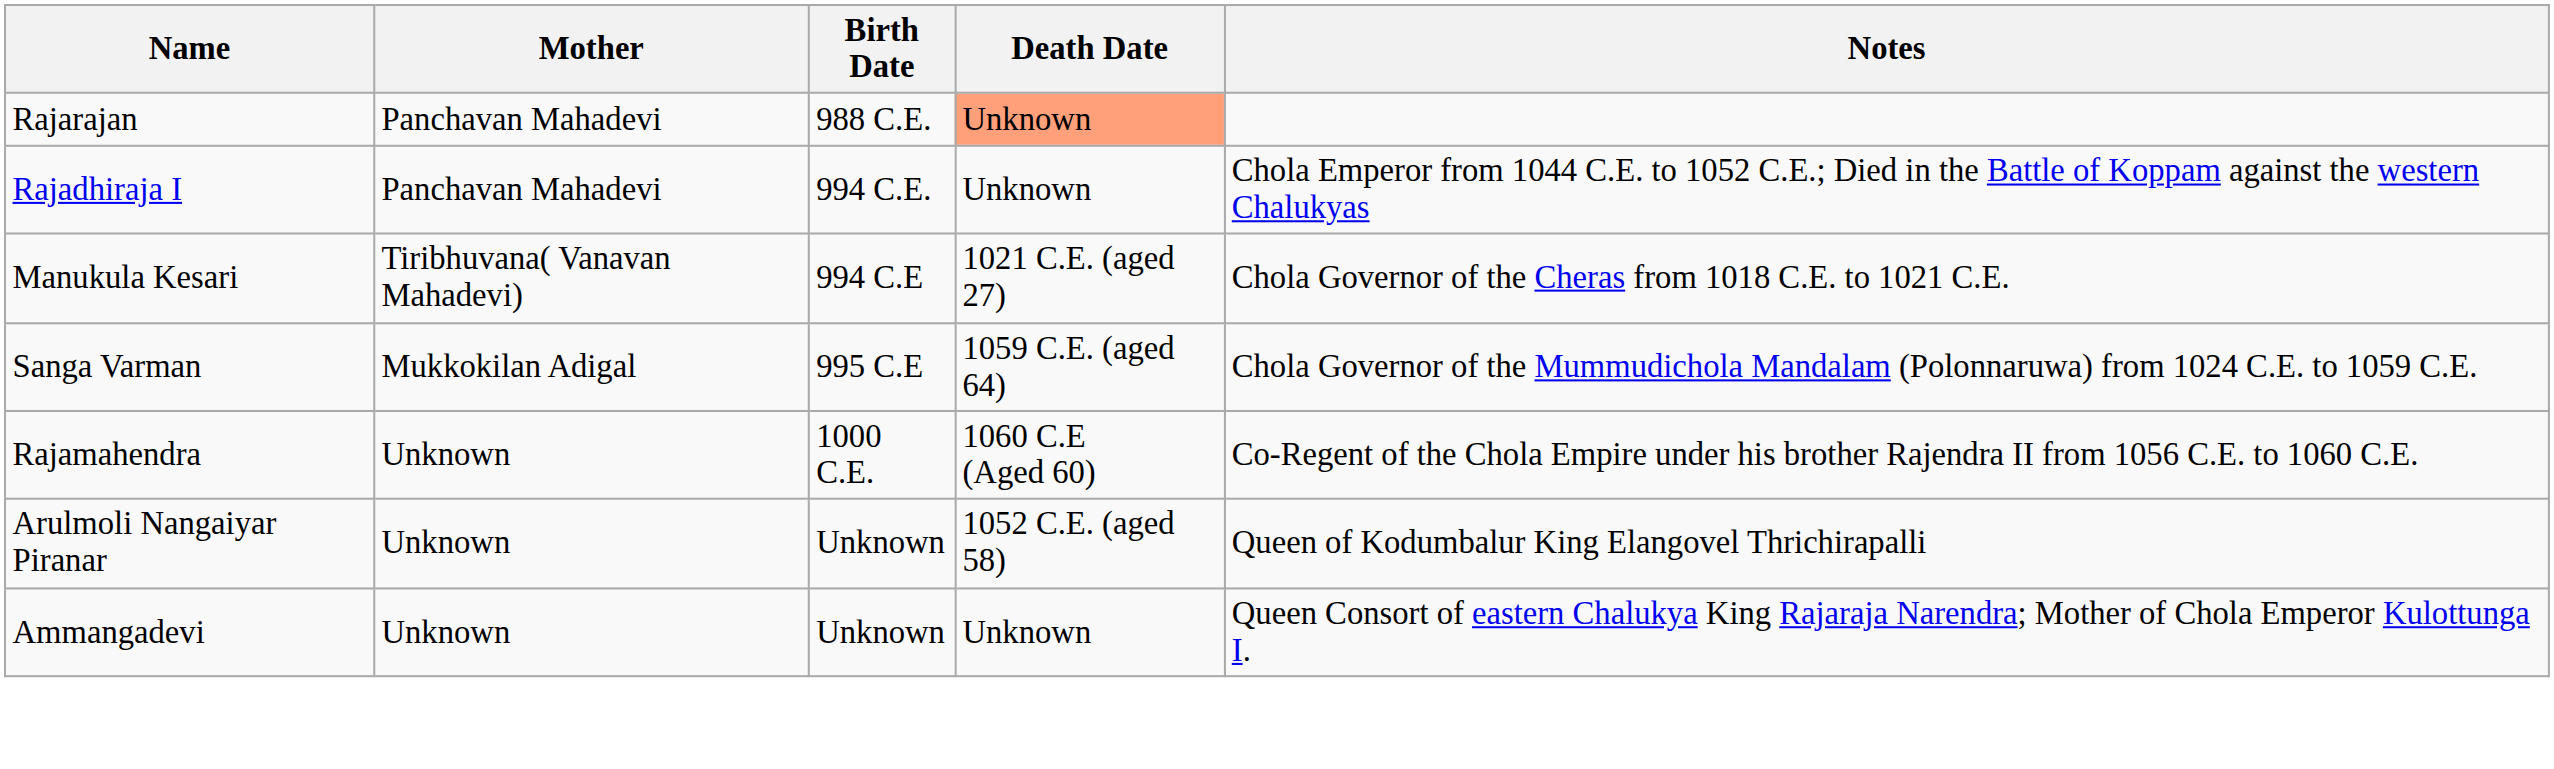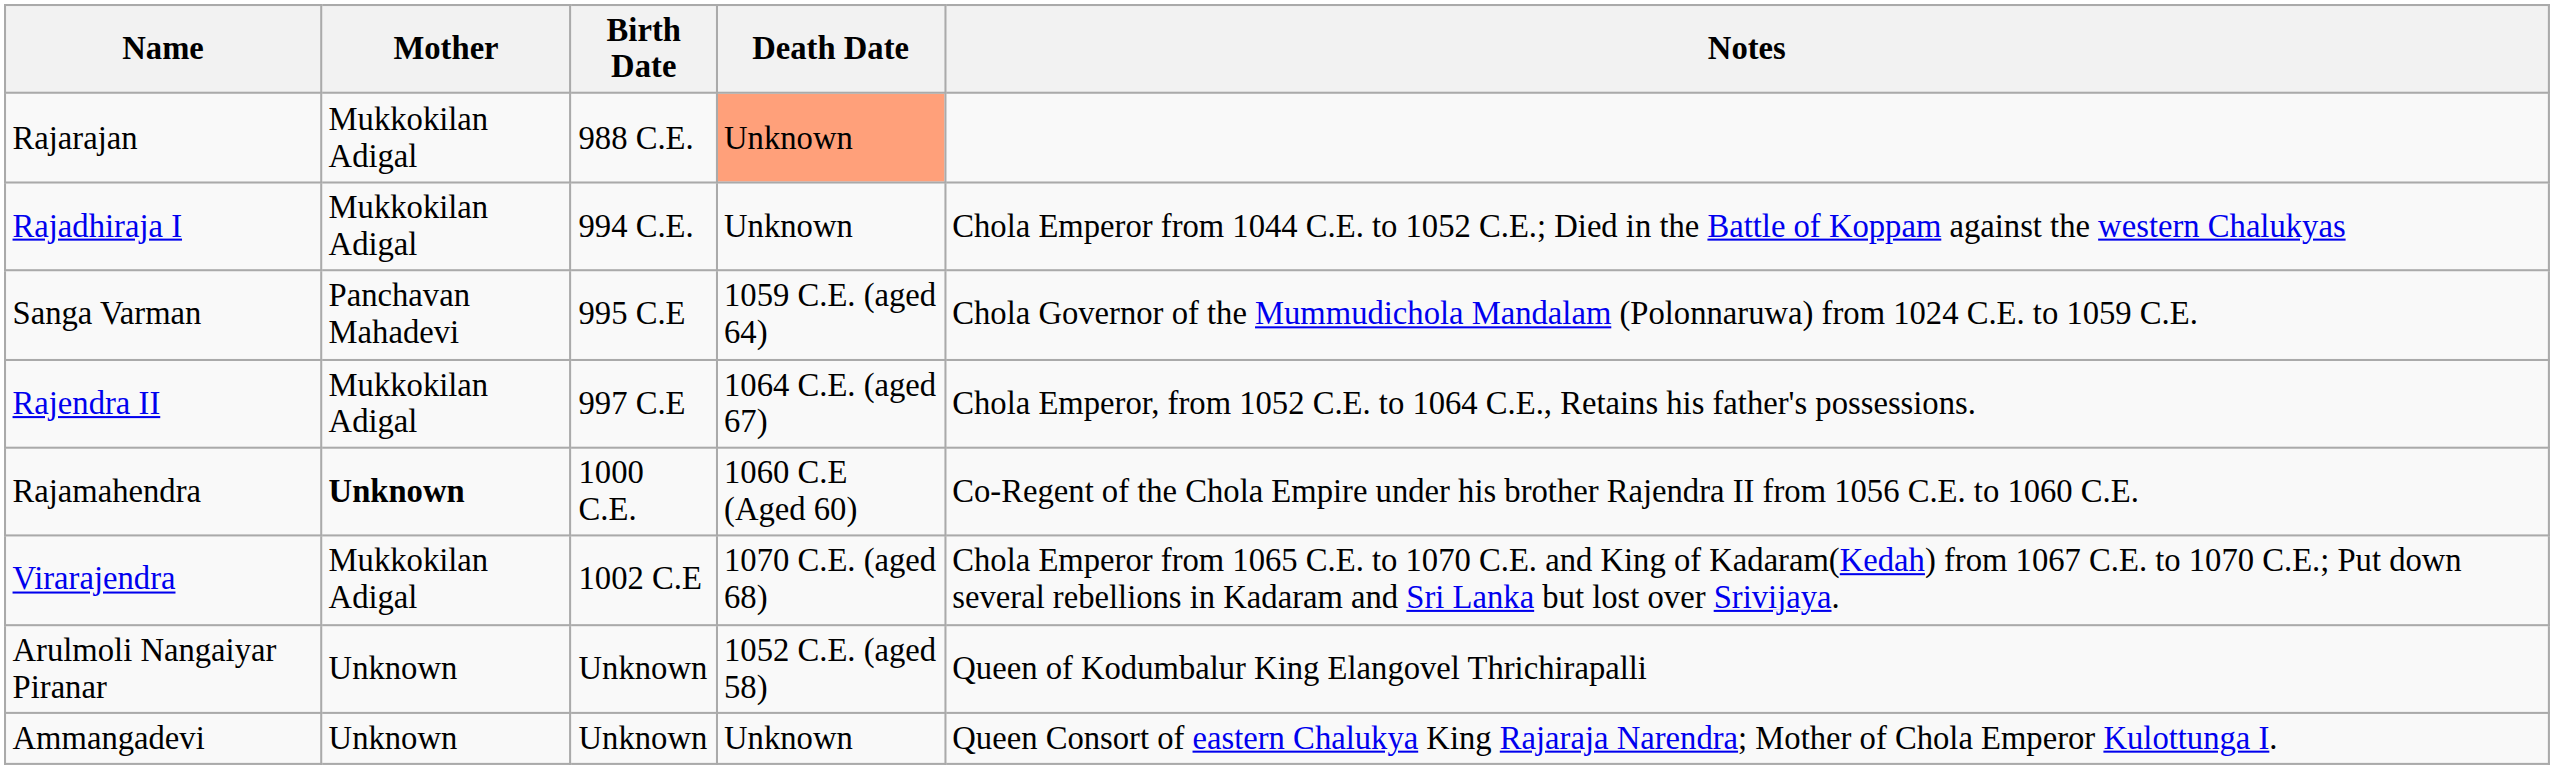(521, 118) Panchavan Mahadevi -> (408, 137) Mukkokilan Adigal
(521, 188) Panchavan Mahadevi -> (408, 225) Mukkokilan Adigal
- row: (125, 277)
(509, 365) Mukkokilan Adigal -> (399, 314) Panchavan Mahadevi
+ row: (86, 402)
(446, 454) normal -> (397, 491) bold
+ row: (94, 579)
